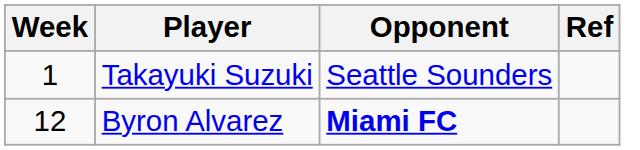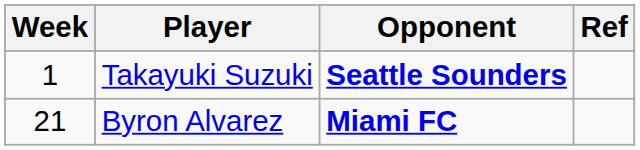(439, 74) normal -> (447, 74) bold
(50, 121) 12 -> (50, 121) 21
